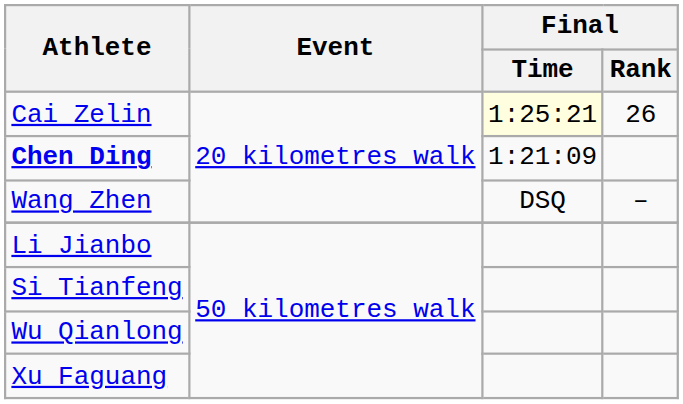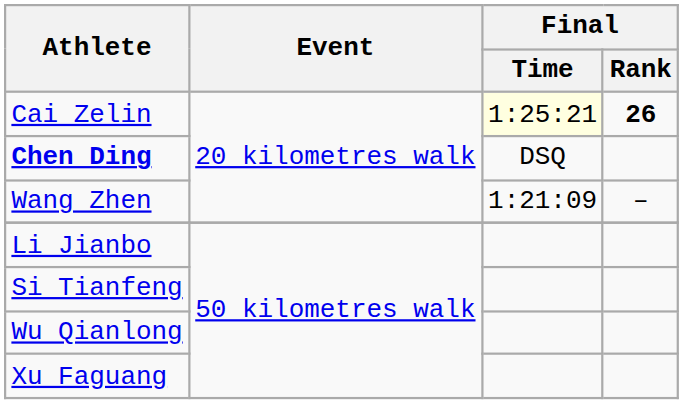(641, 114) normal -> (641, 114) bold
(543, 158) 1:21:09 -> (543, 158) DSQ
(543, 201) DSQ -> (543, 201) 1:21:09
